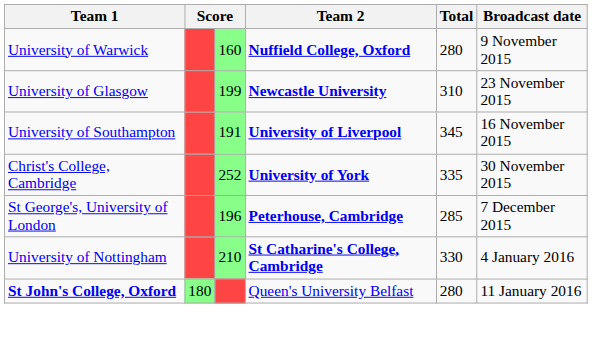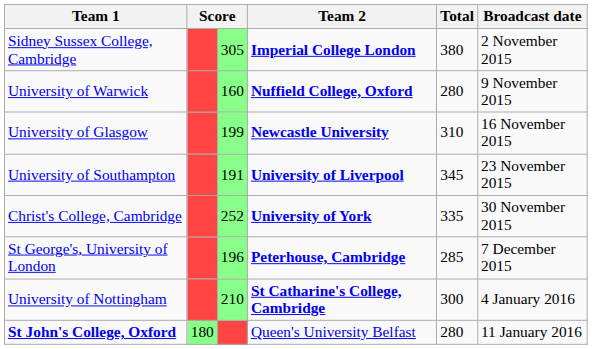+ row: (80, 49)
(522, 91) 23 November 2015 -> (523, 132) 16 November 2015
(522, 132) 16 November 2015 -> (523, 174) 23 November 2015
(451, 257) 330 -> (452, 299) 300
